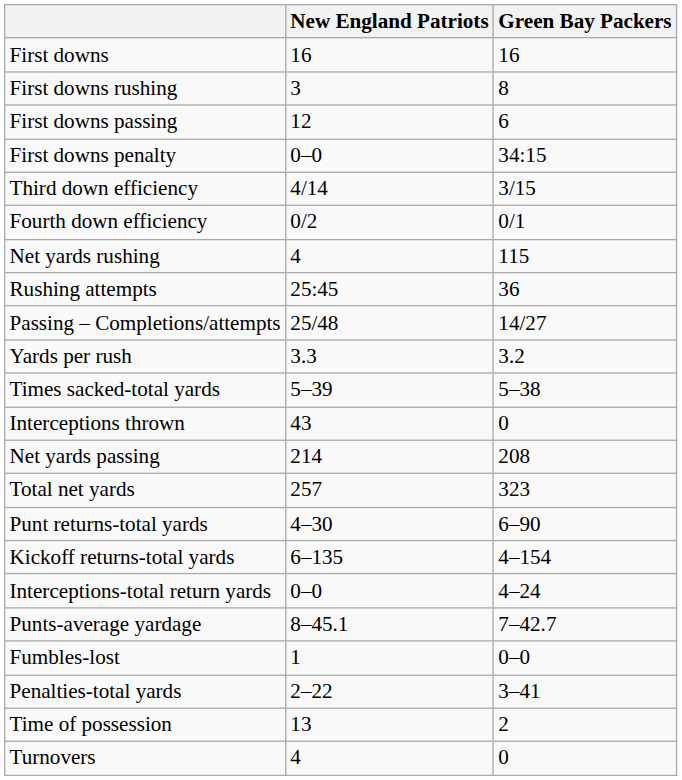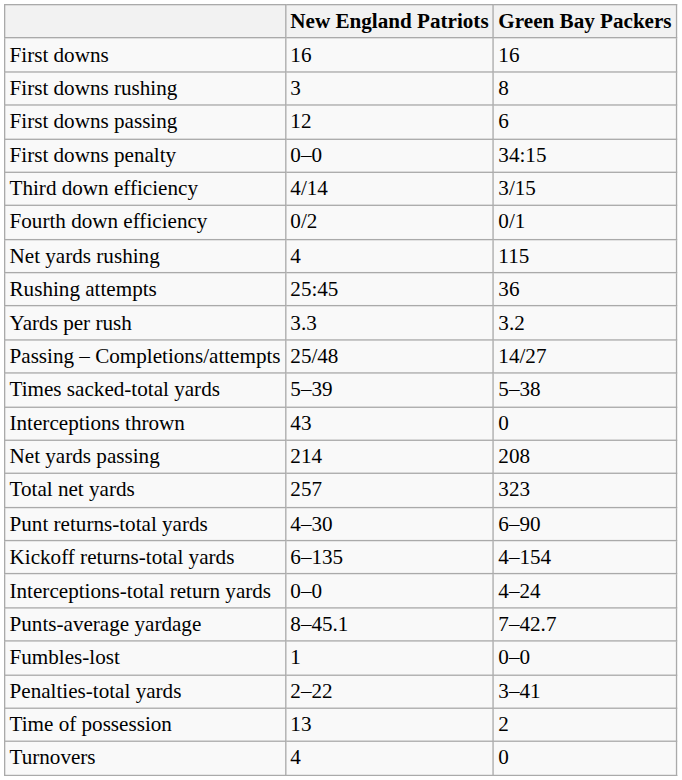rows swapped: (71, 356) <-> (145, 322)
